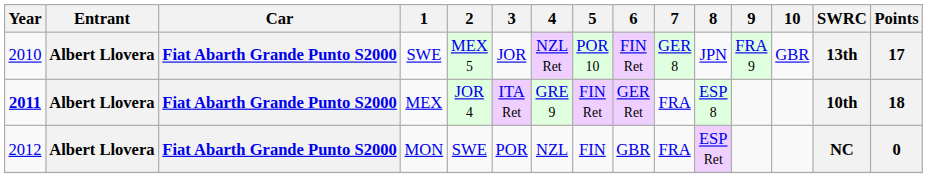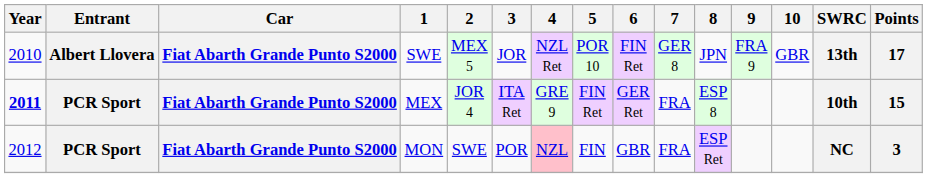(102, 102) Albert Llovera -> (102, 102) PCR Sport
(897, 102) 18 -> (897, 102) 15
(102, 149) Albert Llovera -> (102, 149) PCR Sport
(552, 149) no background -> (552, 149) pink background
(897, 149) 0 -> (897, 149) 3
